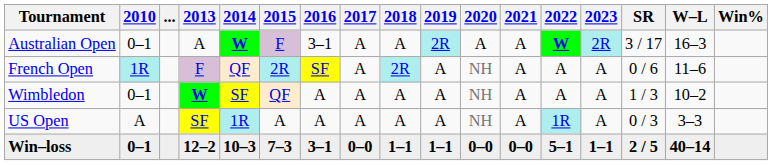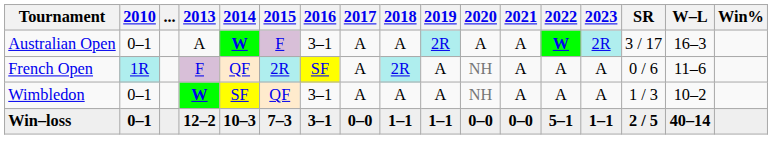(320, 95) A -> (320, 95) 3–1
- row: (38, 120)
